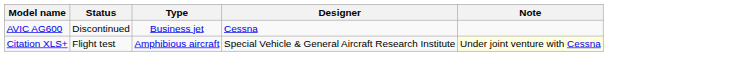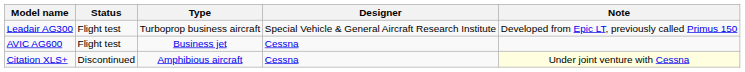+ row: (40, 28)
(101, 28) Discontinued -> (99, 44) Flight test
(94, 44) Flight test -> (106, 60) Discontinued
(340, 44) Special Vehicle & General Aircraft Research Institute -> (282, 60) Cessna
